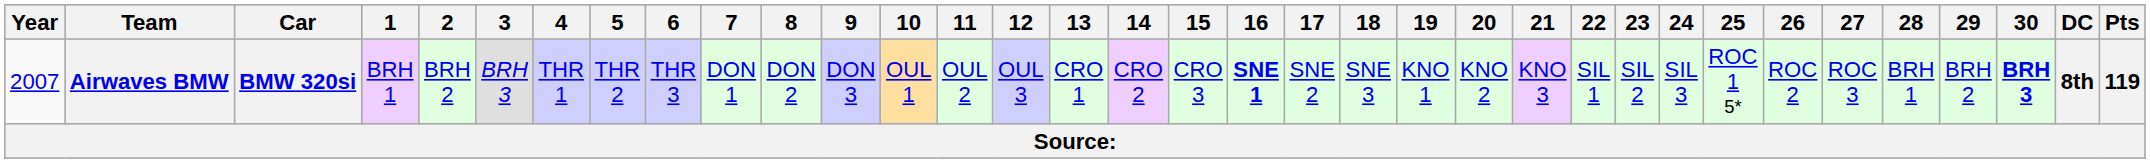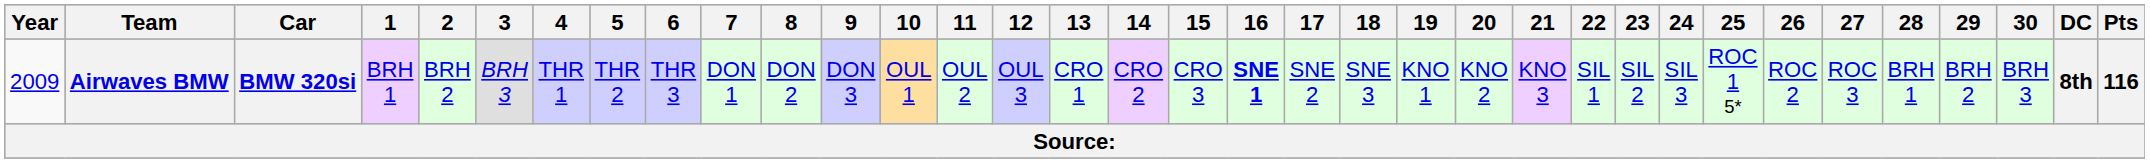(35, 81) 2007 -> (35, 81) 2009
(2026, 81) bold -> (2026, 81) normal
(2122, 81) 119 -> (2121, 81) 116
